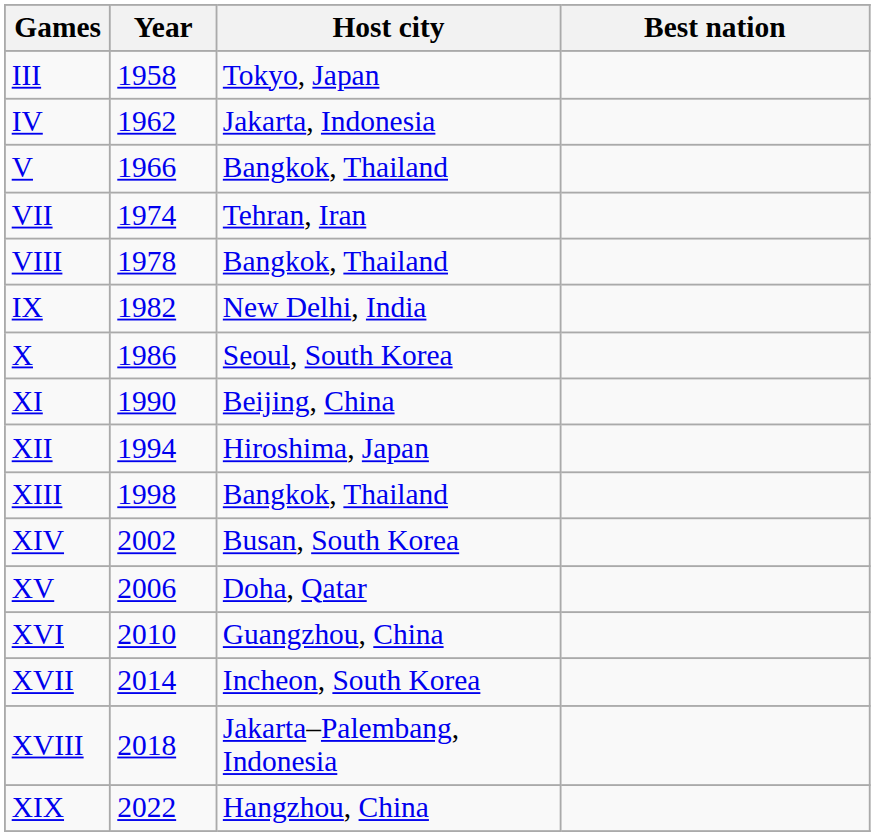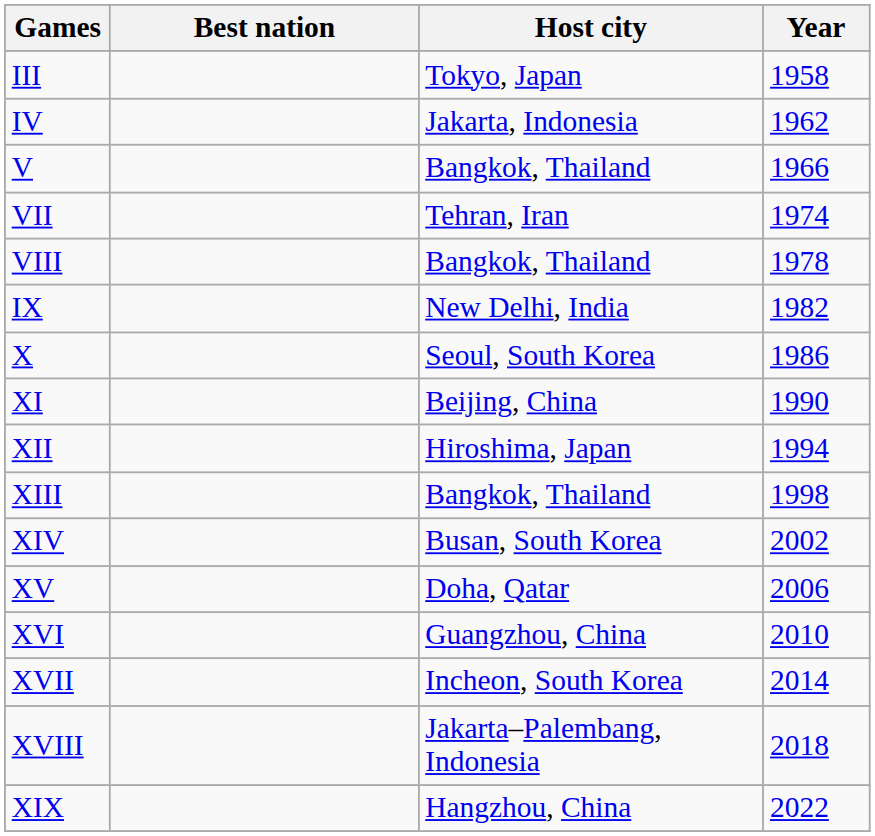columns swapped: (163, 27) <-> (715, 27)
